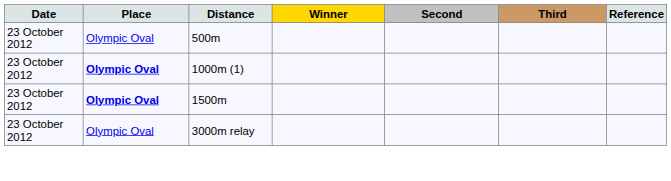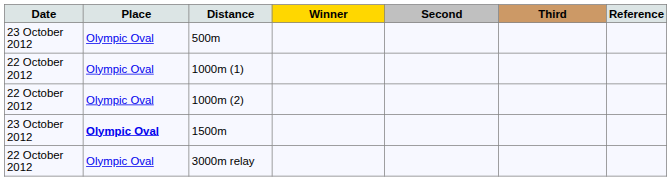(35, 68) 23 October 2012 -> (35, 68) 22 October 2012
(122, 68) bold -> (120, 68) normal
+ row: (218, 99)
(35, 130) 23 October 2012 -> (35, 161) 22 October 2012
